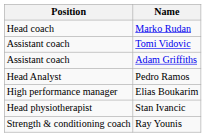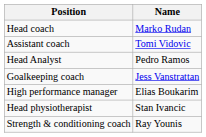- row: (166, 60)
+ row: (167, 76)
